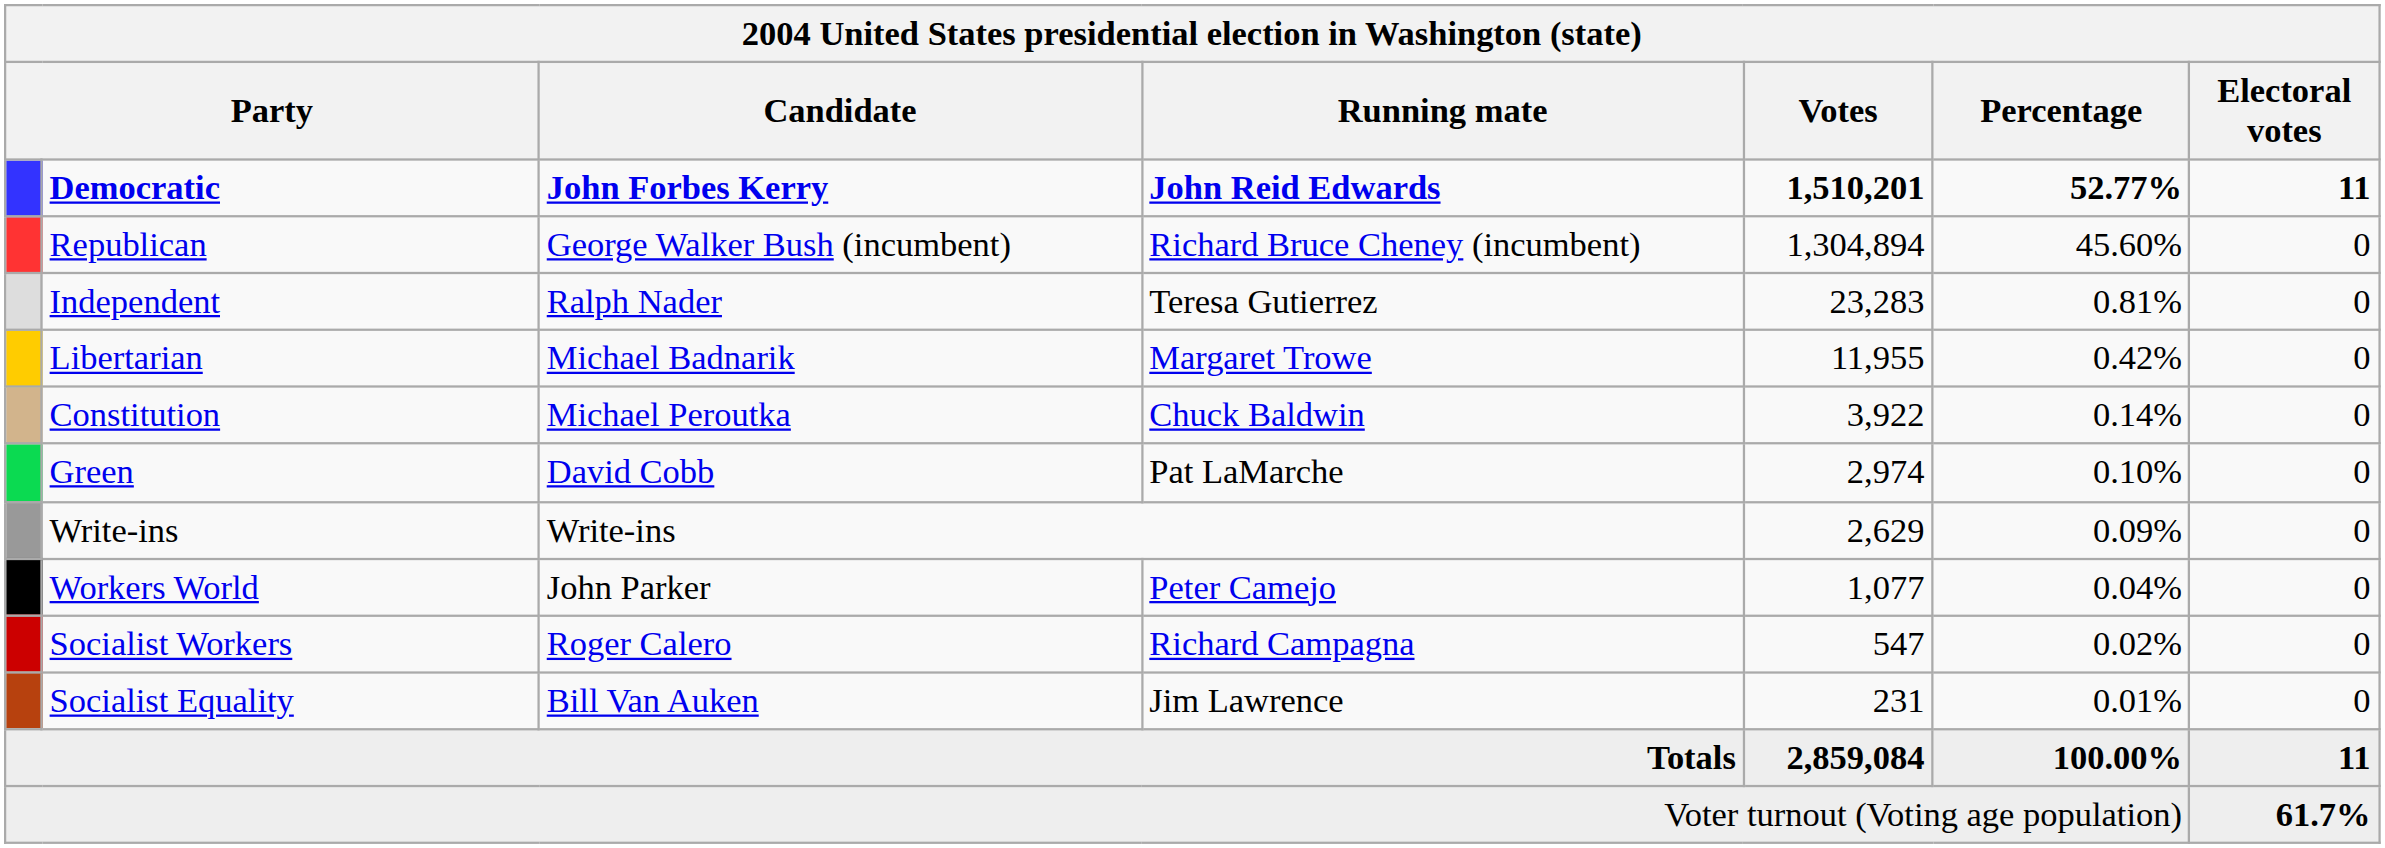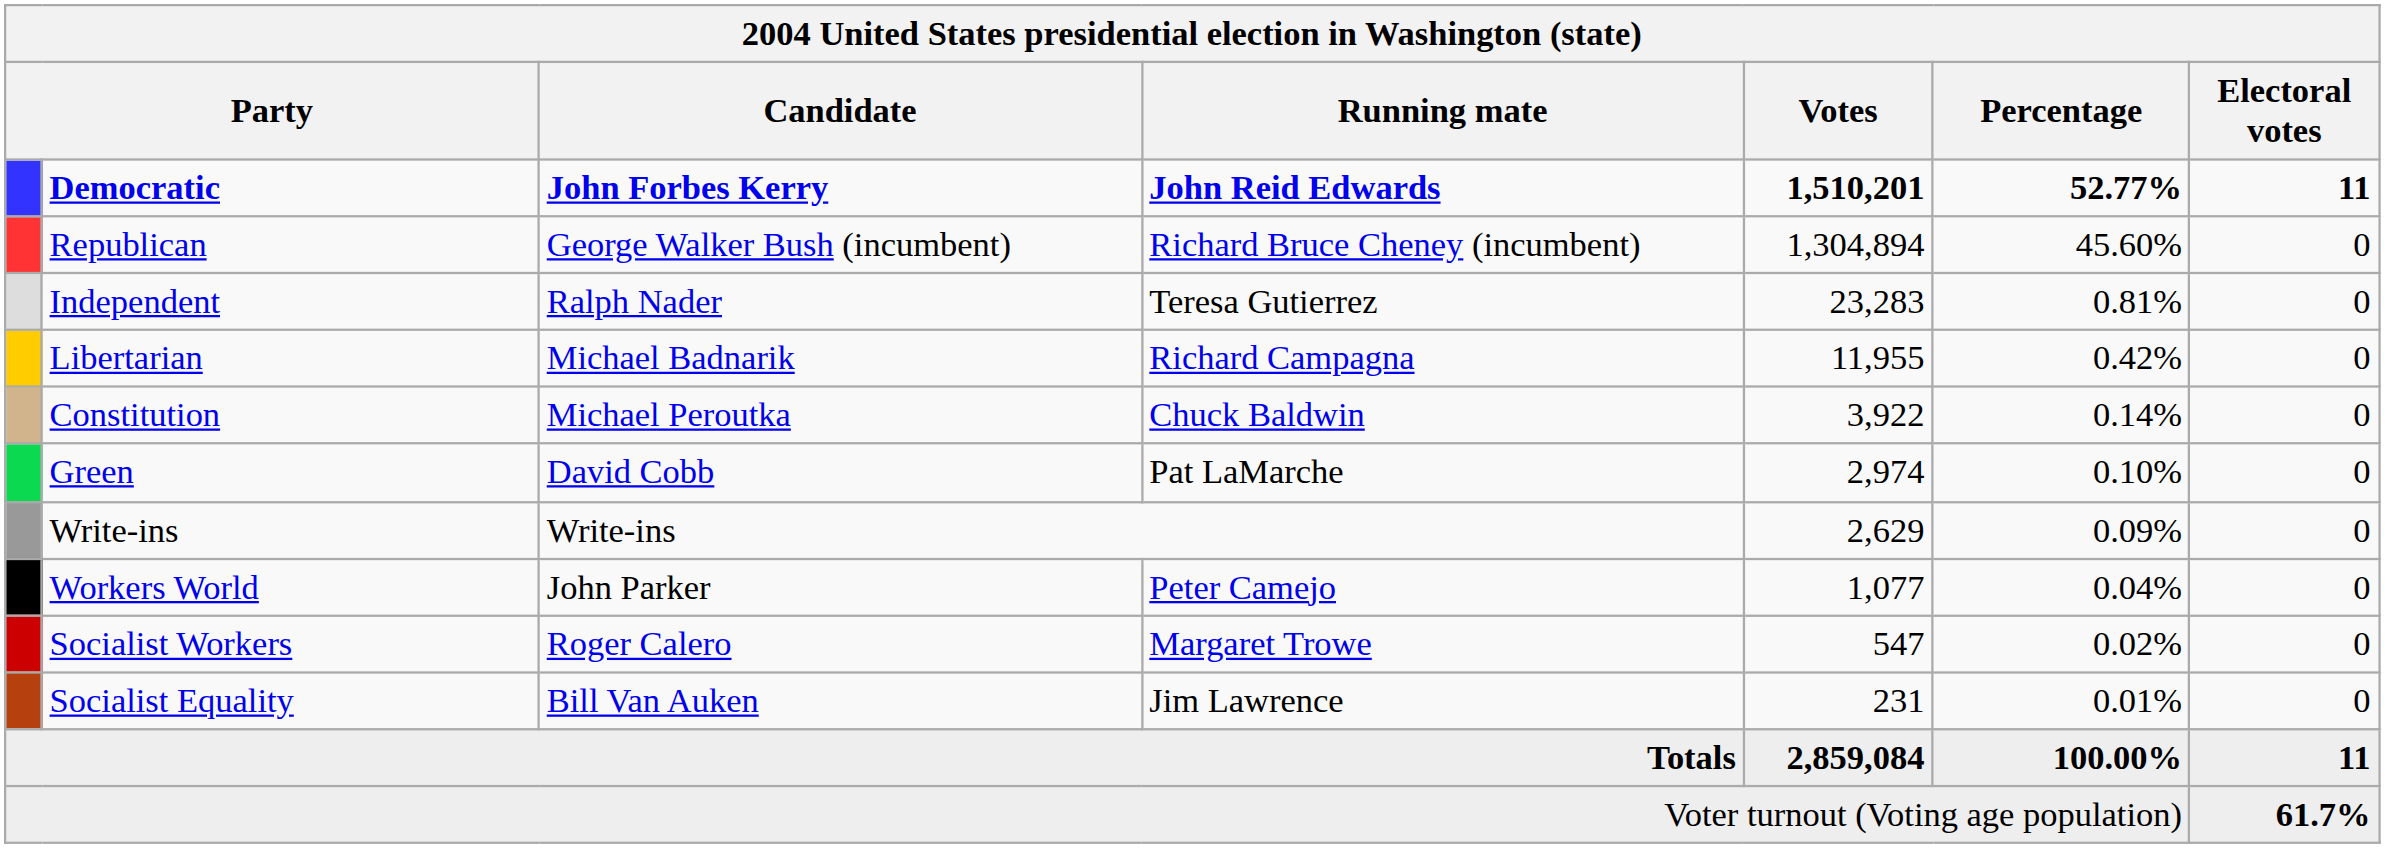(1261, 358) Margaret Trowe -> (1282, 358) Richard Campagna
(1282, 642) Richard Campagna -> (1261, 642) Margaret Trowe
